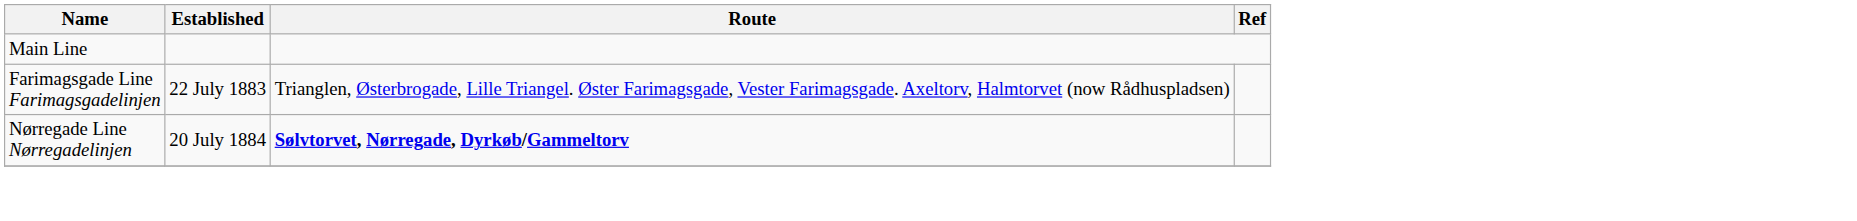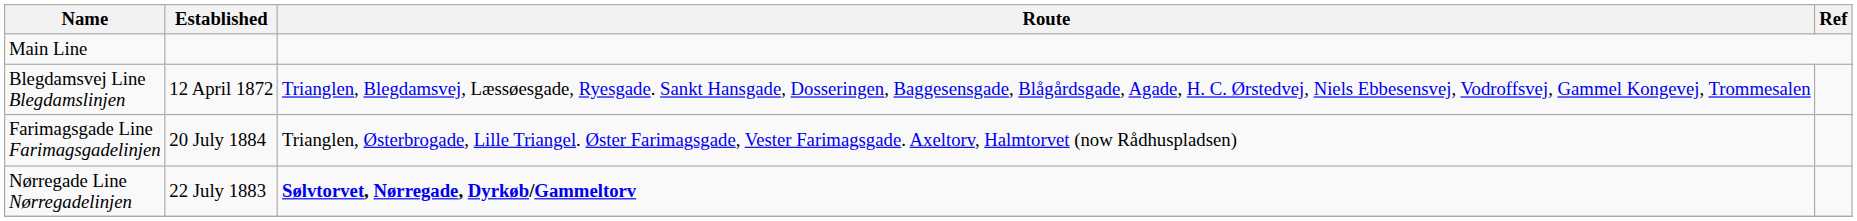+ row: (77, 89)
(218, 89) 22 July 1883 -> (218, 140) 20 July 1884
(218, 140) 20 July 1884 -> (218, 190) 22 July 1883
